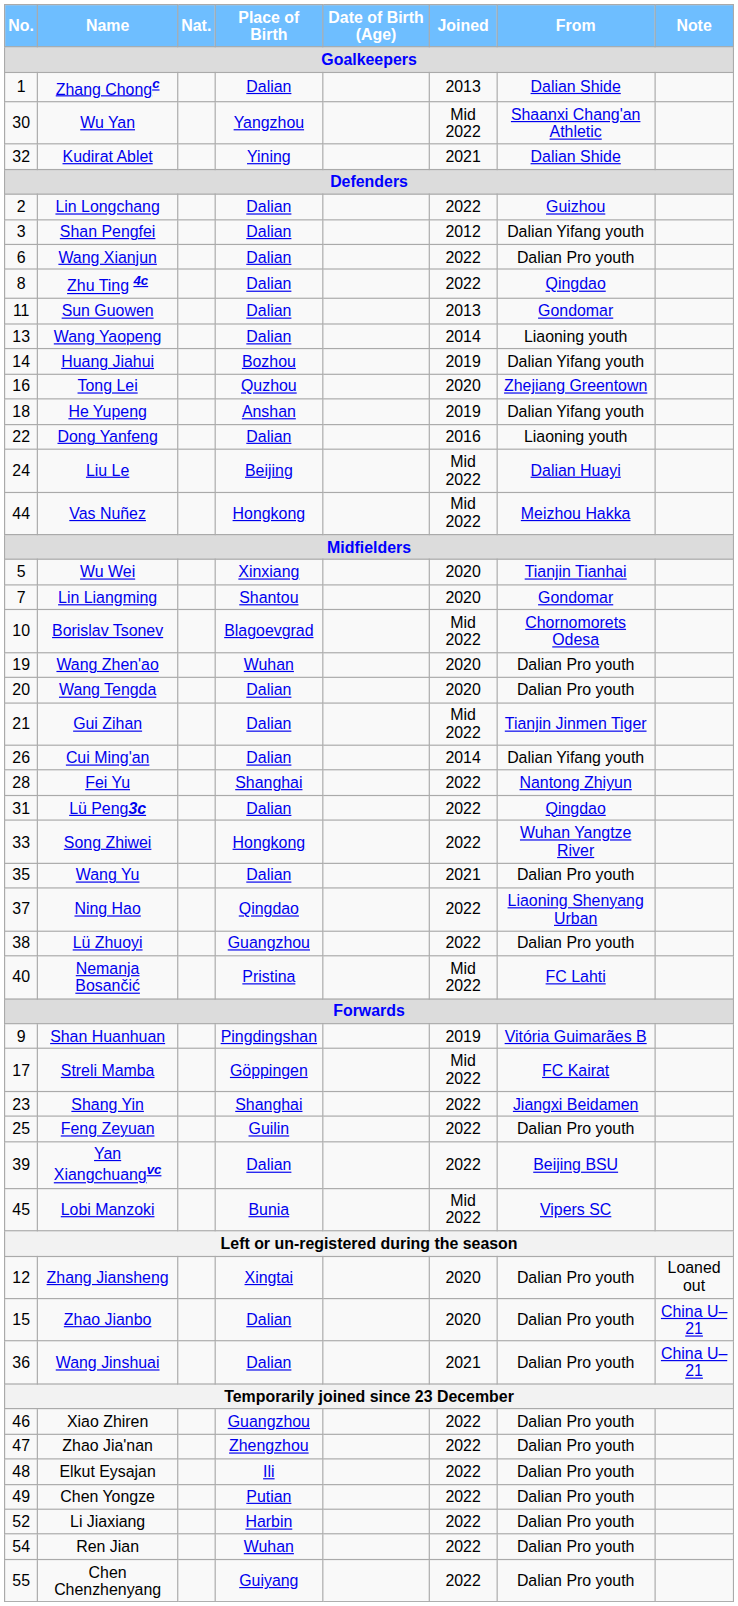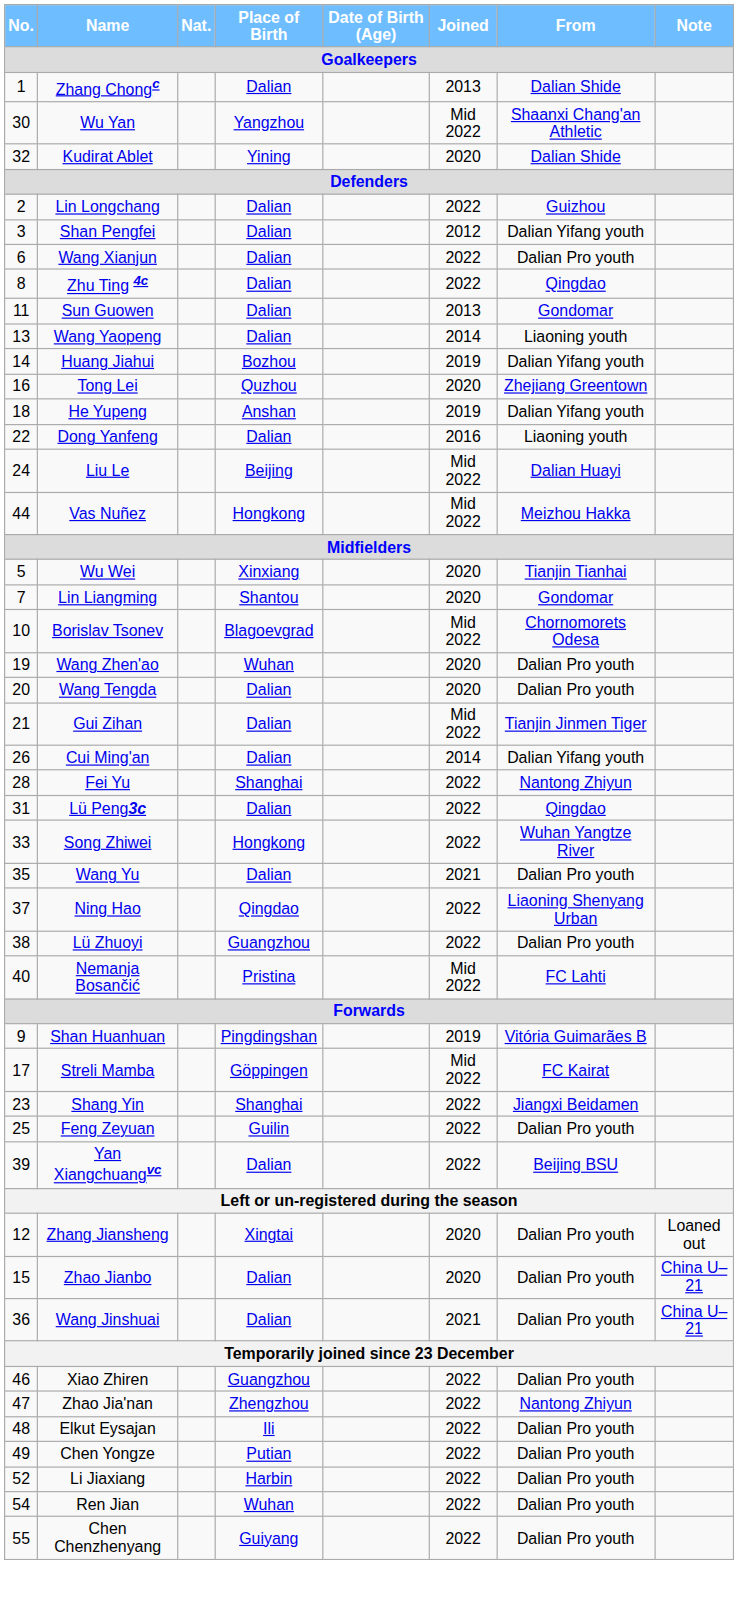(463, 156) 2021 -> (463, 156) 2020
- row: (108, 1209)
(576, 1446) Dalian Pro youth -> (576, 1403) Nantong Zhiyun
